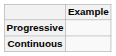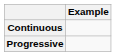rows swapped: (35, 28) <-> (35, 43)
